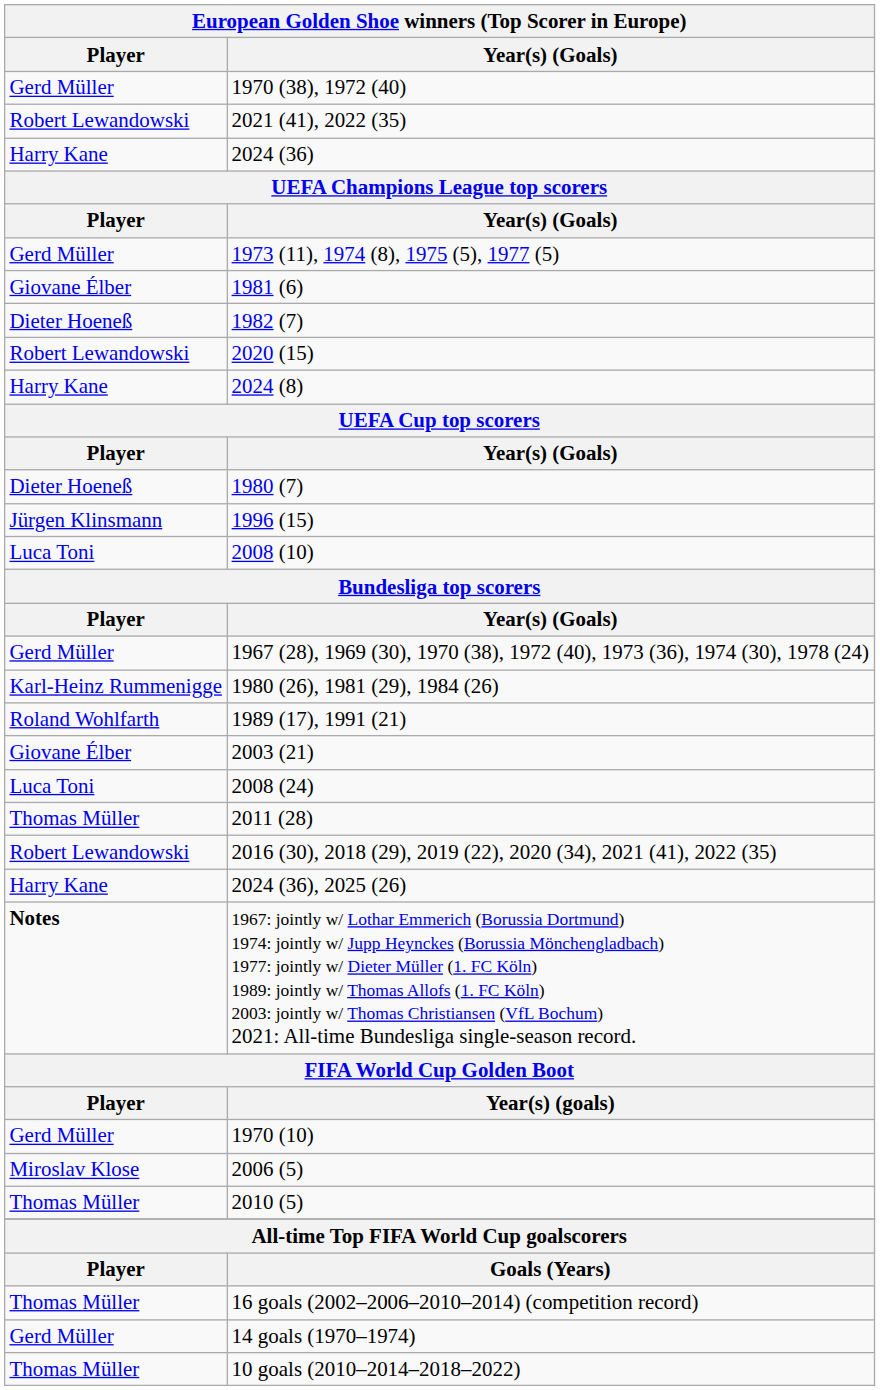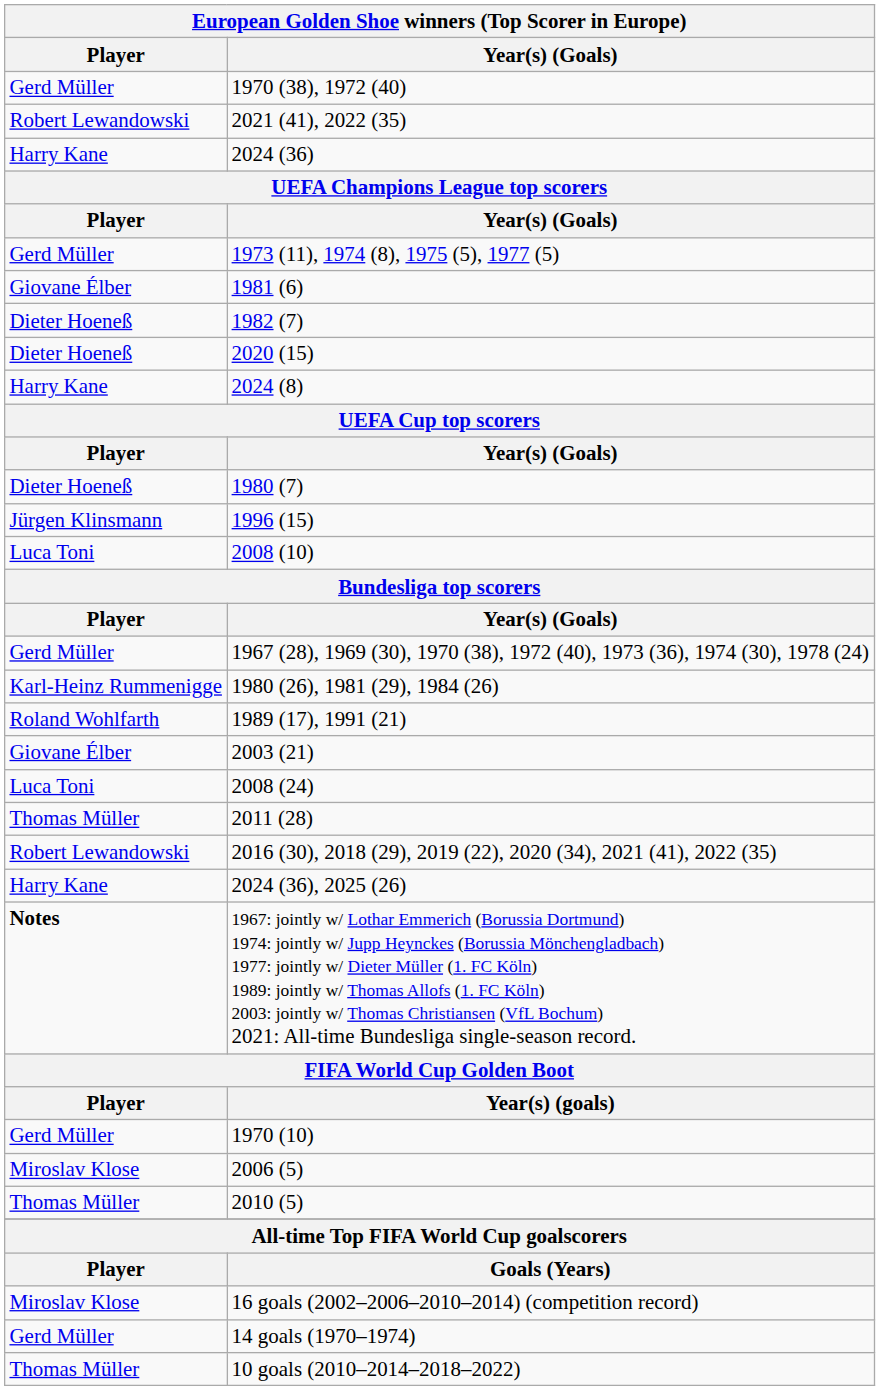(99, 353) Robert Lewandowski -> (71, 353) Dieter Hoeneß
(74, 1302) Thomas Müller -> (74, 1302) Miroslav Klose
